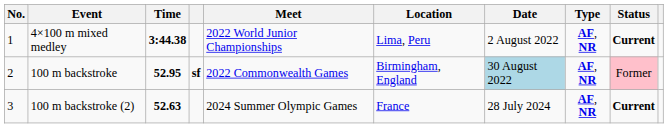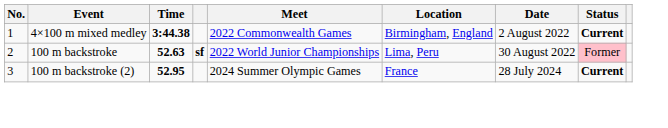- column: (587, 14)
(252, 40) 2022 World Junior Championships -> (281, 33) 2022 Commonwealth Games
(403, 40) Lima, Peru -> (439, 33) Birmingham, England
(168, 73) 52.95 -> (171, 52) 52.63
(277, 73) 2022 Commonwealth Games -> (294, 52) 2022 World Junior Championships
(408, 73) Birmingham, England -> (412, 52) Lima, Peru
(512, 73) lightblue background -> (537, 52) no background
(168, 106) 52.63 -> (171, 71) 52.95
